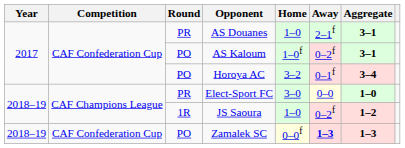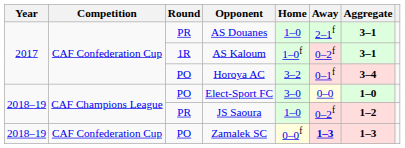(184, 53) PO -> (184, 53) 1R
(184, 93) PR -> (184, 93) PO
(184, 112) 1R -> (184, 112) PR
